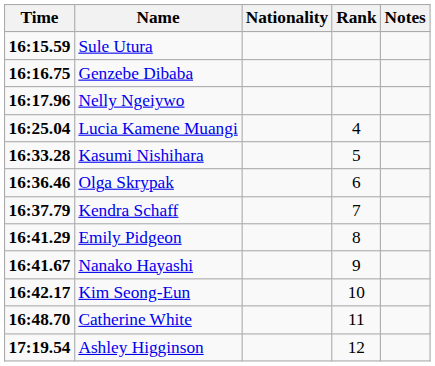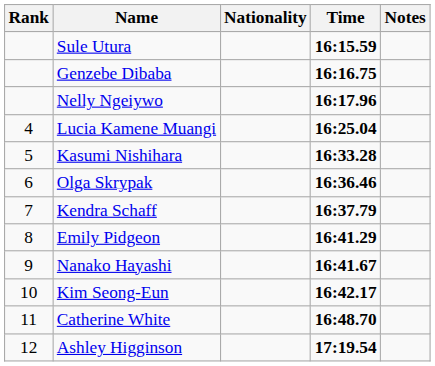columns swapped: (356, 18) <-> (39, 18)
